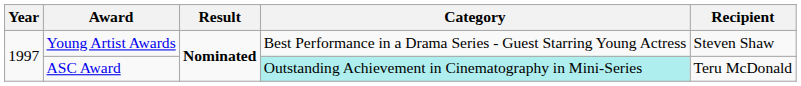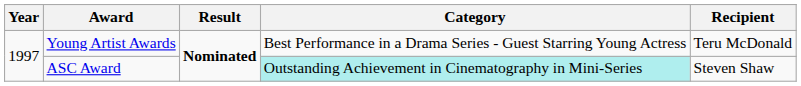(734, 43) Steven Shaw -> (743, 43) Teru McDonald
(743, 69) Teru McDonald -> (734, 69) Steven Shaw
